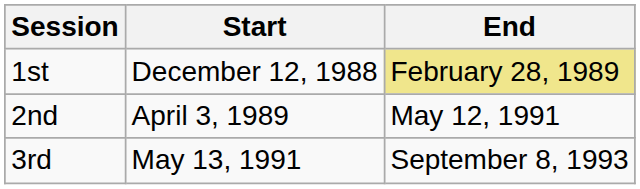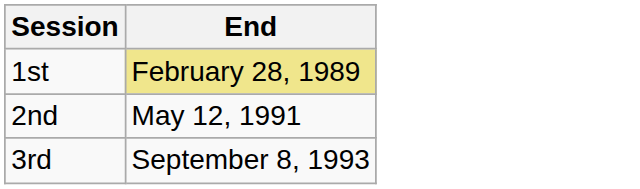- column: (255, 26)
